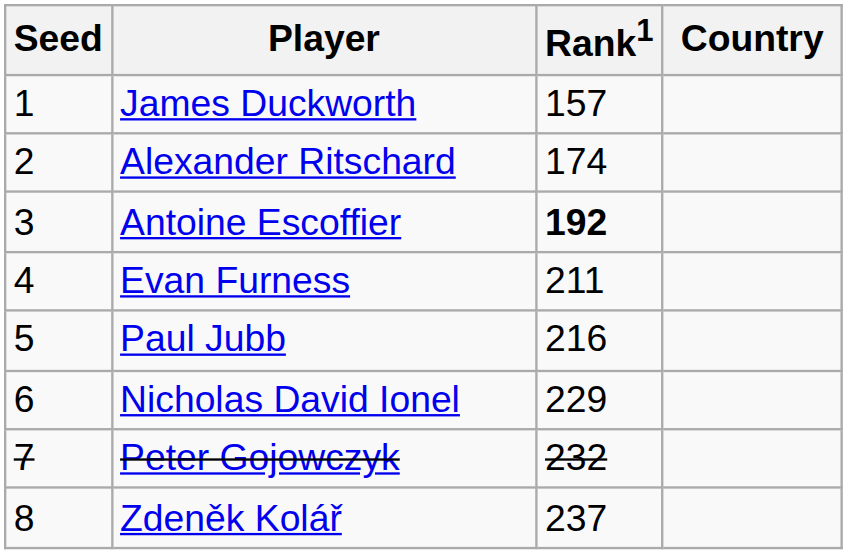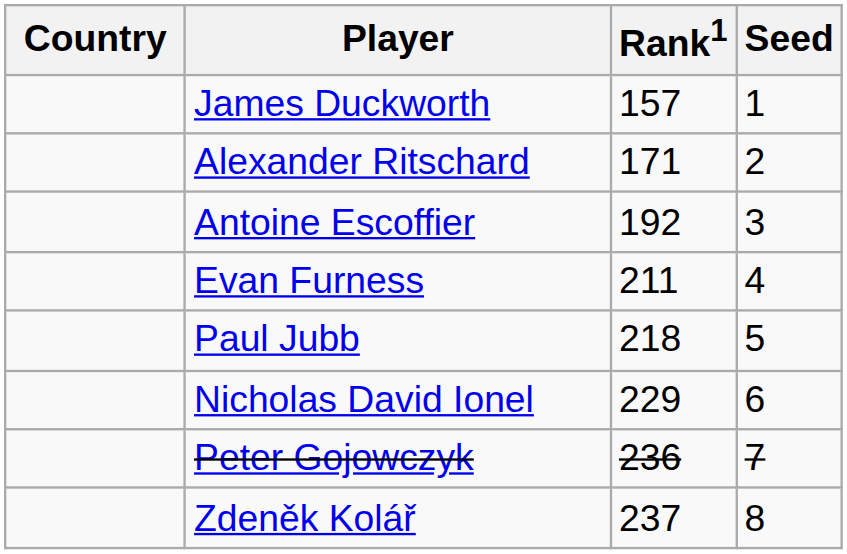columns swapped: (752, 39) <-> (58, 39)
(576, 162) 174 -> (650, 162) 171
(576, 221) bold -> (650, 221) normal
(576, 339) 216 -> (650, 339) 218
(576, 458) 232 -> (650, 458) 236
